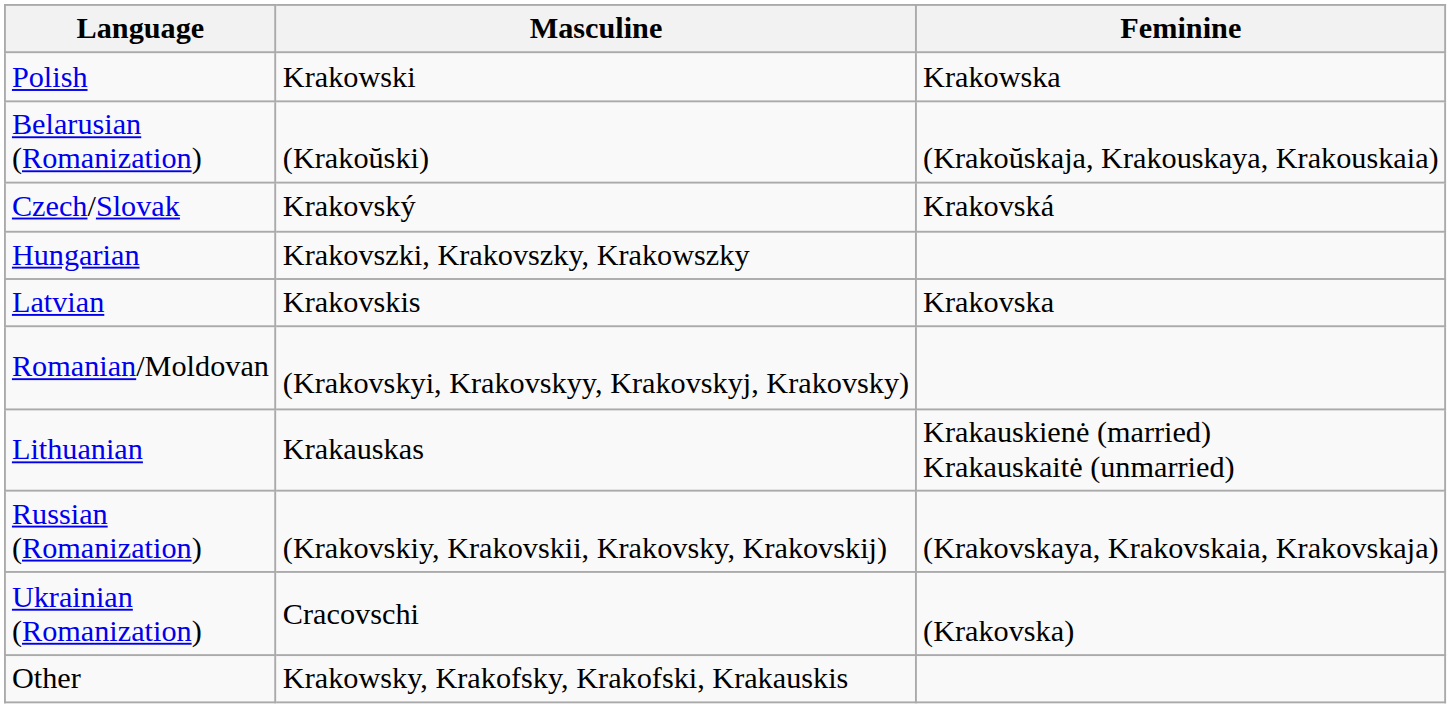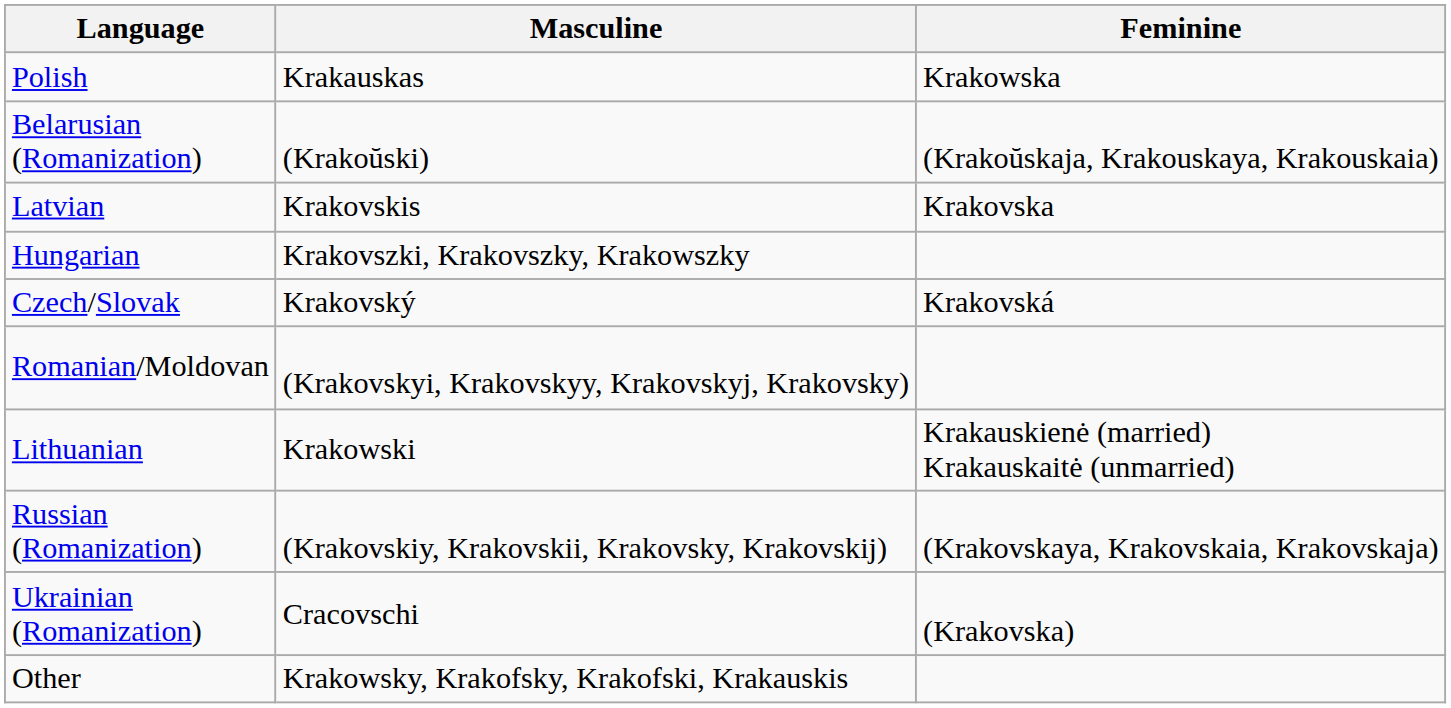(349, 76) Krakowski -> (353, 76) Krakauskas
rows swapped: (96, 206) <-> (58, 302)
(353, 449) Krakauskas -> (349, 449) Krakowski
